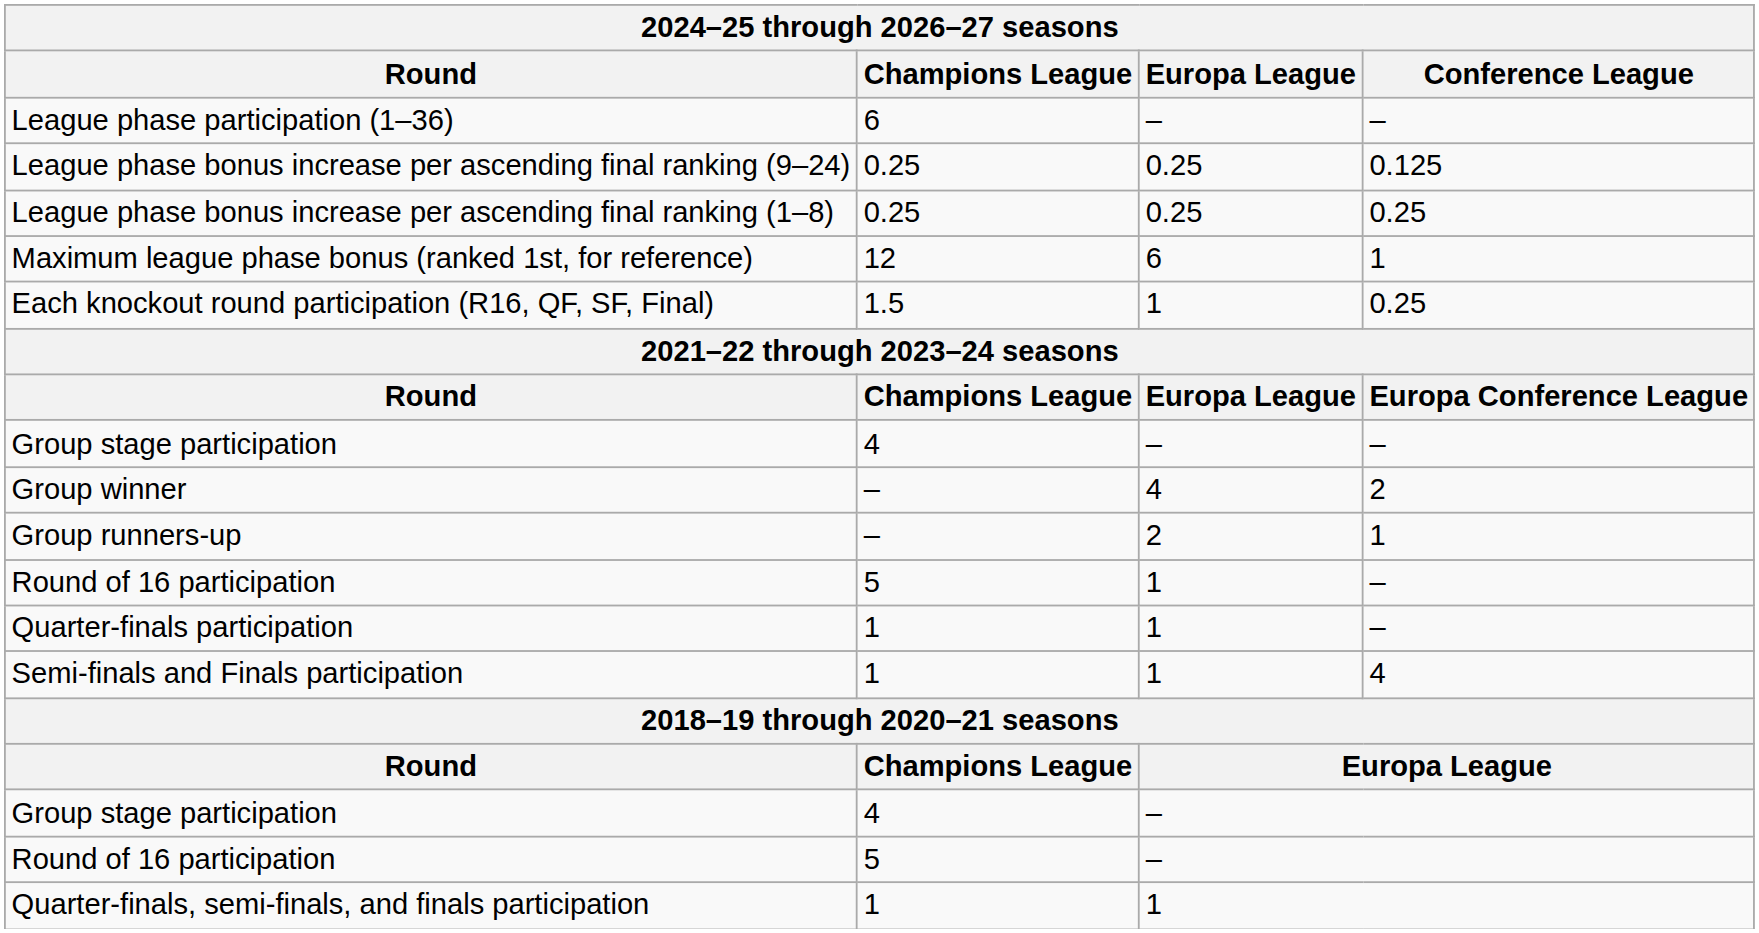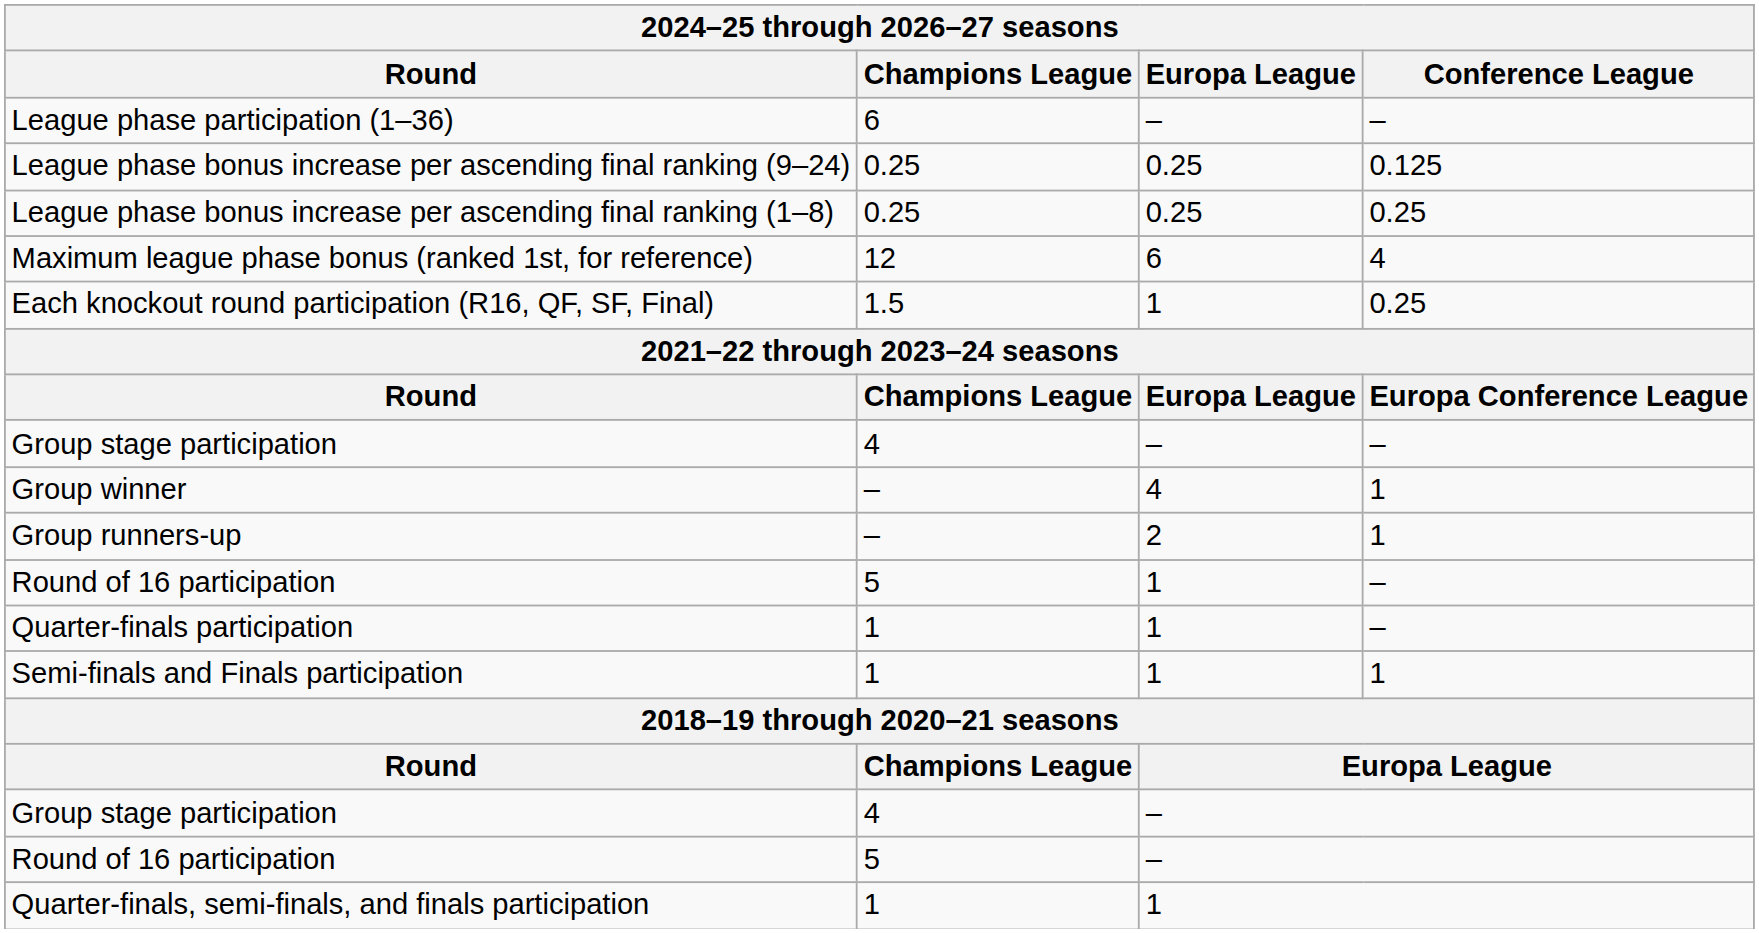(1378, 258) 1 -> (1378, 258) 4
(1378, 489) 2 -> (1378, 489) 1
(1378, 674) 4 -> (1378, 674) 1
